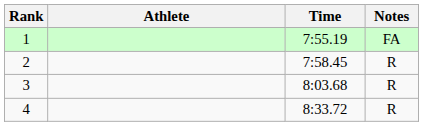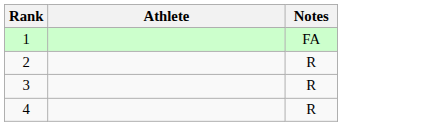- column: (325, 16)
